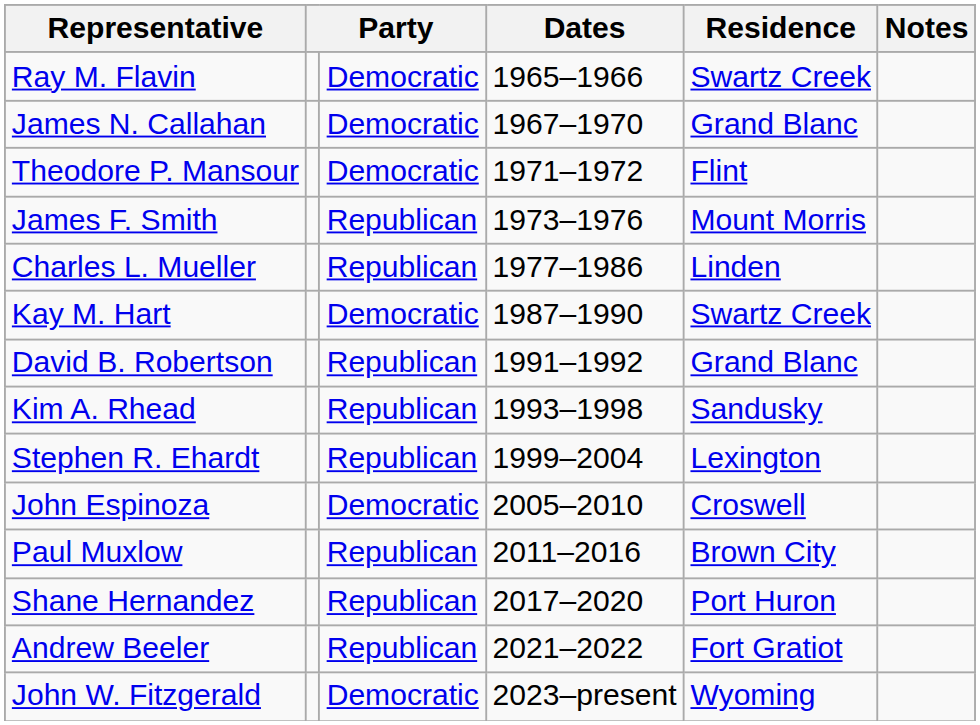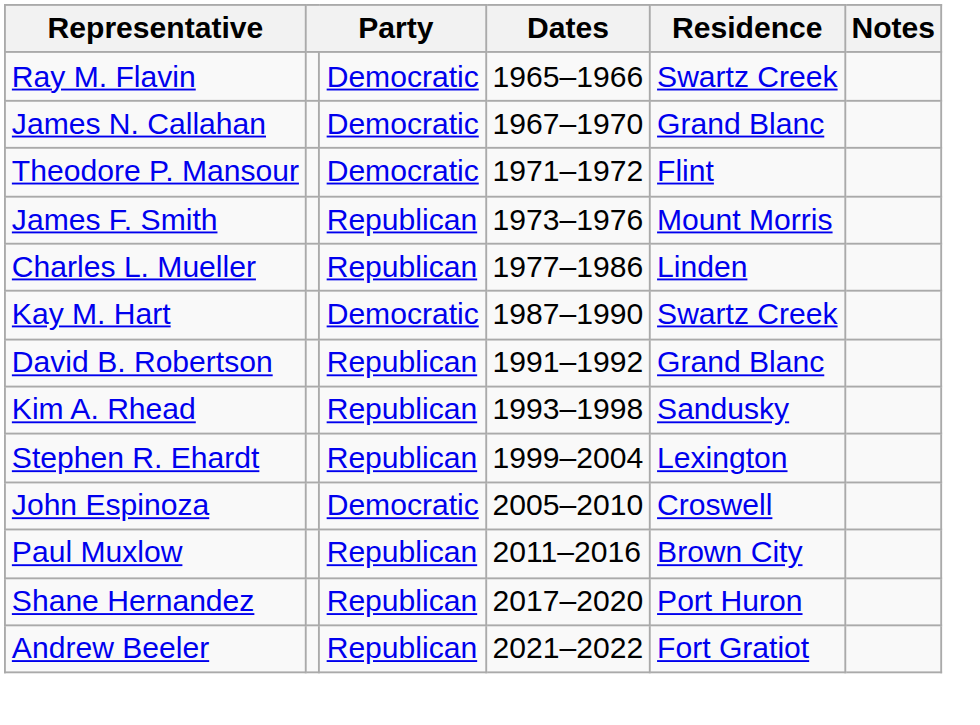- row: (136, 696)
